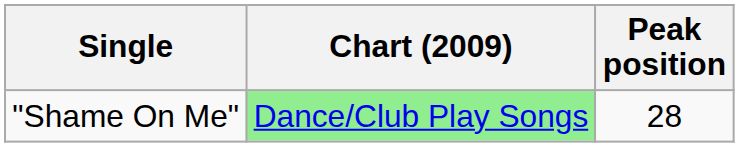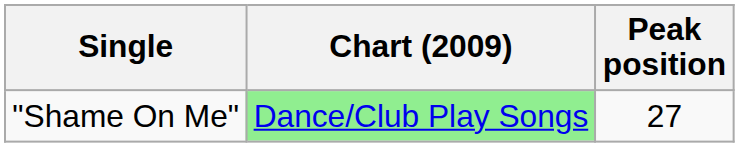(664, 115) 28 -> (664, 115) 27
